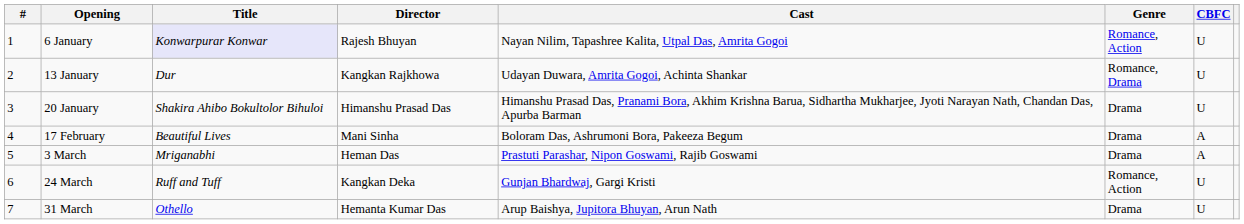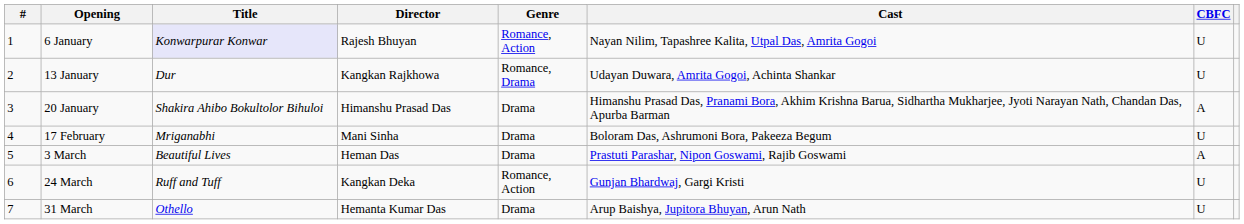columns swapped: (802, 14) <-> (1149, 14)
(1201, 108) U -> (1201, 108) A
(193, 135) Beautiful Lives -> (185, 135) Mriganabhi
(1201, 135) A -> (1201, 135) U
(185, 155) Mriganabhi -> (193, 155) Beautiful Lives
